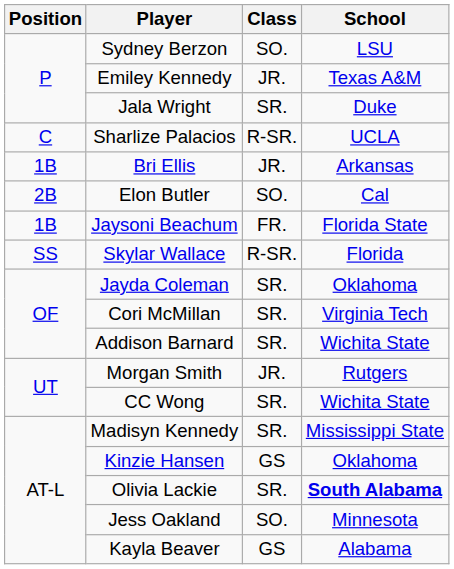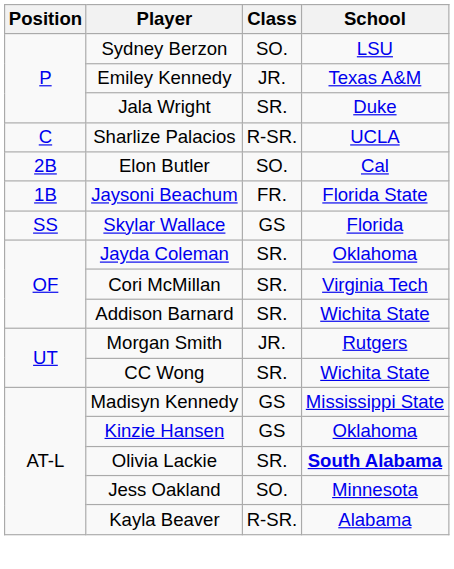- row: (164, 166)
(272, 254) R-SR. -> (272, 225) GS
(272, 431) SR. -> (272, 401) GS
(272, 549) GS -> (272, 519) R-SR.
